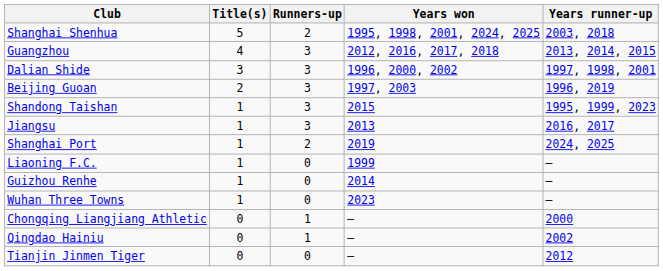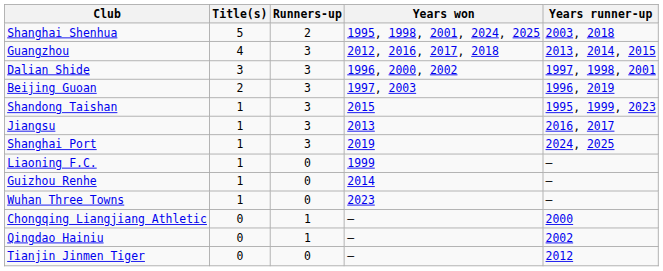(307, 144) 2 -> (307, 144) 3
